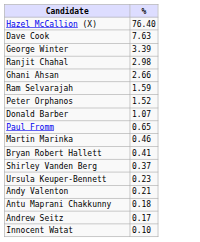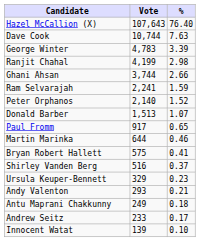+ column: (149, 11)
